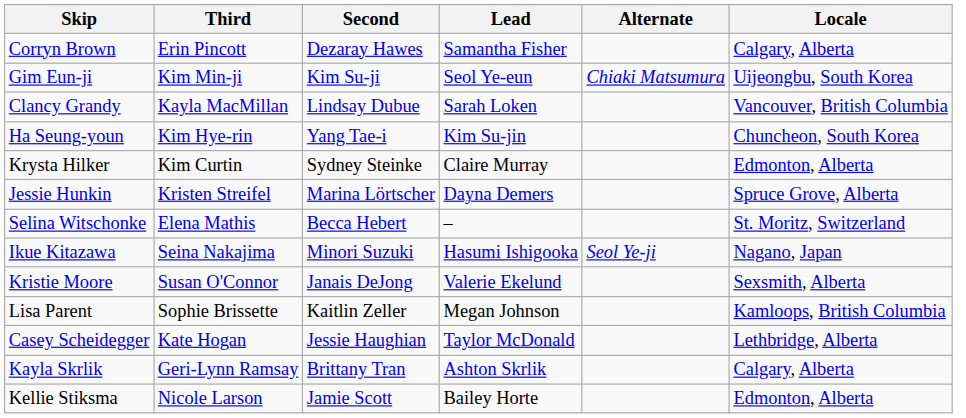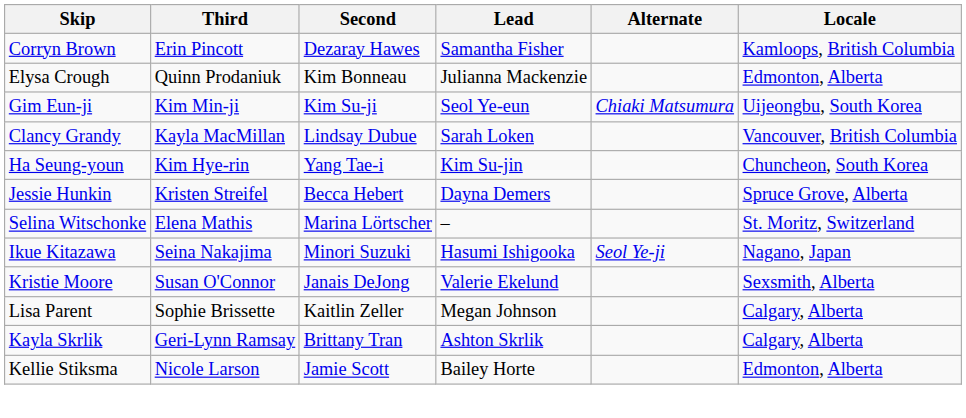(794, 48) Calgary, Alberta -> (849, 48) Kamloops, British Columbia
+ row: (59, 77)
- row: (59, 164)
(371, 194) Marina Lörtscher -> (354, 194) Becca Hebert
(357, 223) Becca Hebert -> (368, 223) Marina Lörtscher
(840, 310) Kamloops, British Columbia -> (803, 310) Calgary, Alberta
- row: (79, 340)
